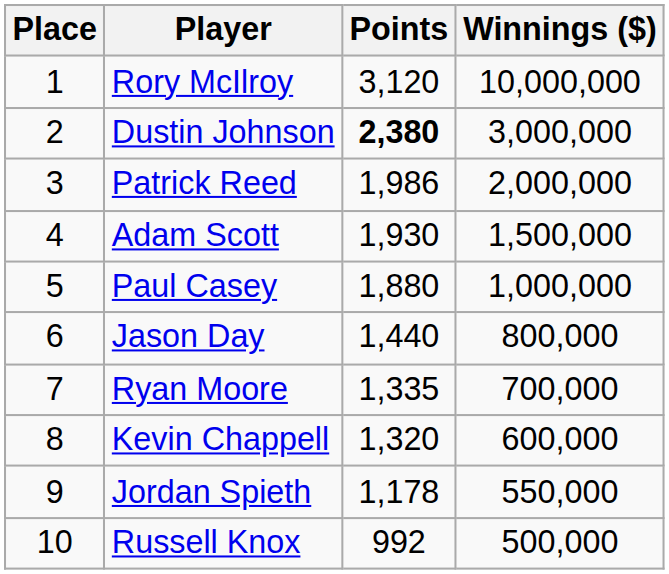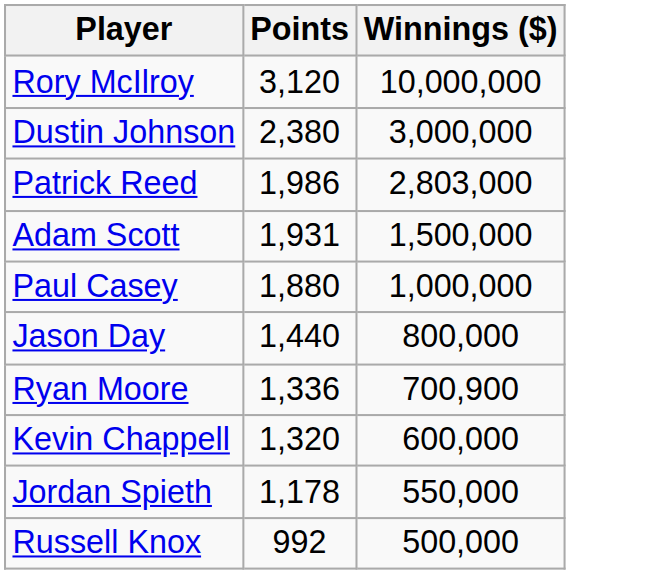- column: (55, 30)
(399, 132) bold -> (300, 132) normal
(560, 183) 2,000,000 -> (461, 183) 2,803,000
(399, 235) 1,930 -> (300, 235) 1,931
(399, 388) 1,335 -> (300, 388) 1,336
(560, 388) 700,000 -> (461, 388) 700,900
